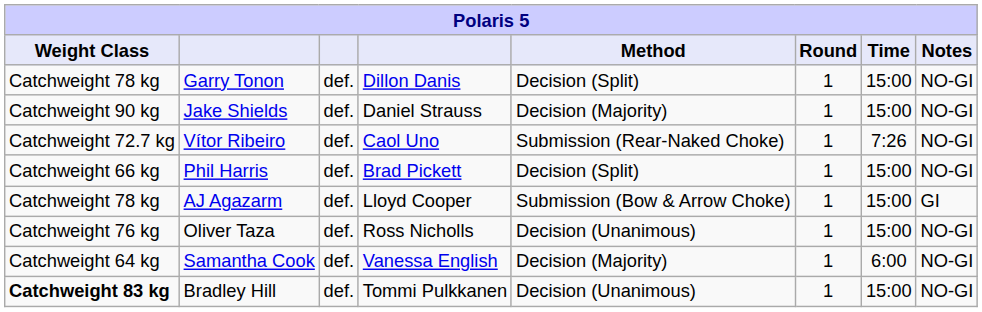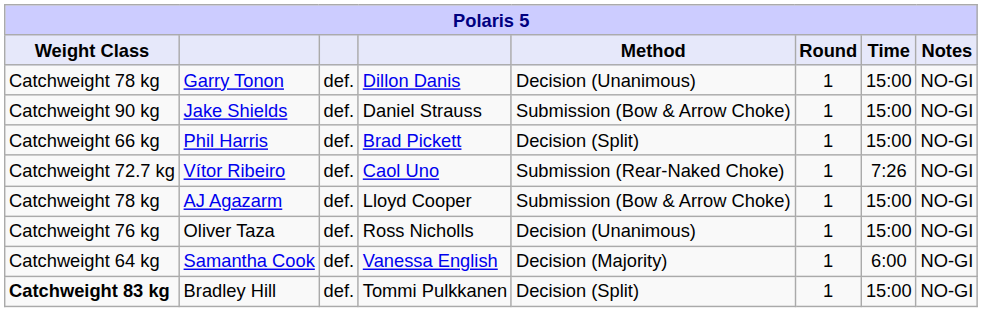(577, 80) Decision (Split) -> (606, 80) Decision (Unanimous)
(592, 110) Decision (Majority) -> (653, 110) Submission (Bow & Arrow Choke)
rows swapped: (226, 170) <-> (234, 140)
(930, 201) GI -> (947, 201) NO-GI
(606, 291) Decision (Unanimous) -> (577, 291) Decision (Split)
